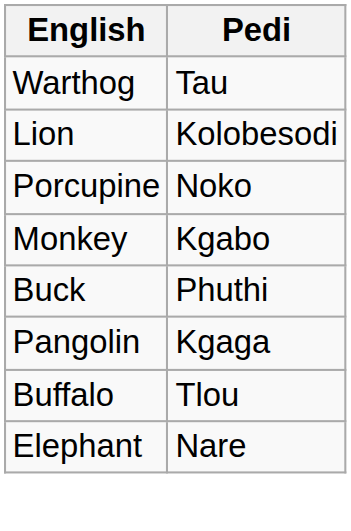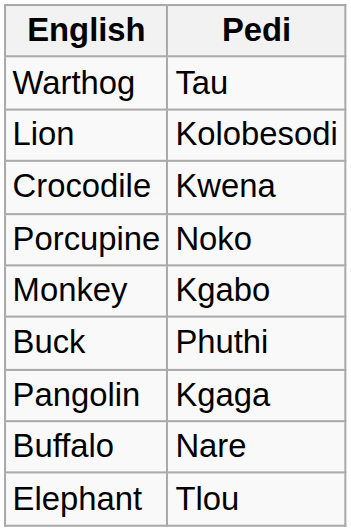+ row: (82, 186)
(207, 394) Tlou -> (211, 446) Nare
(211, 446) Nare -> (207, 498) Tlou
